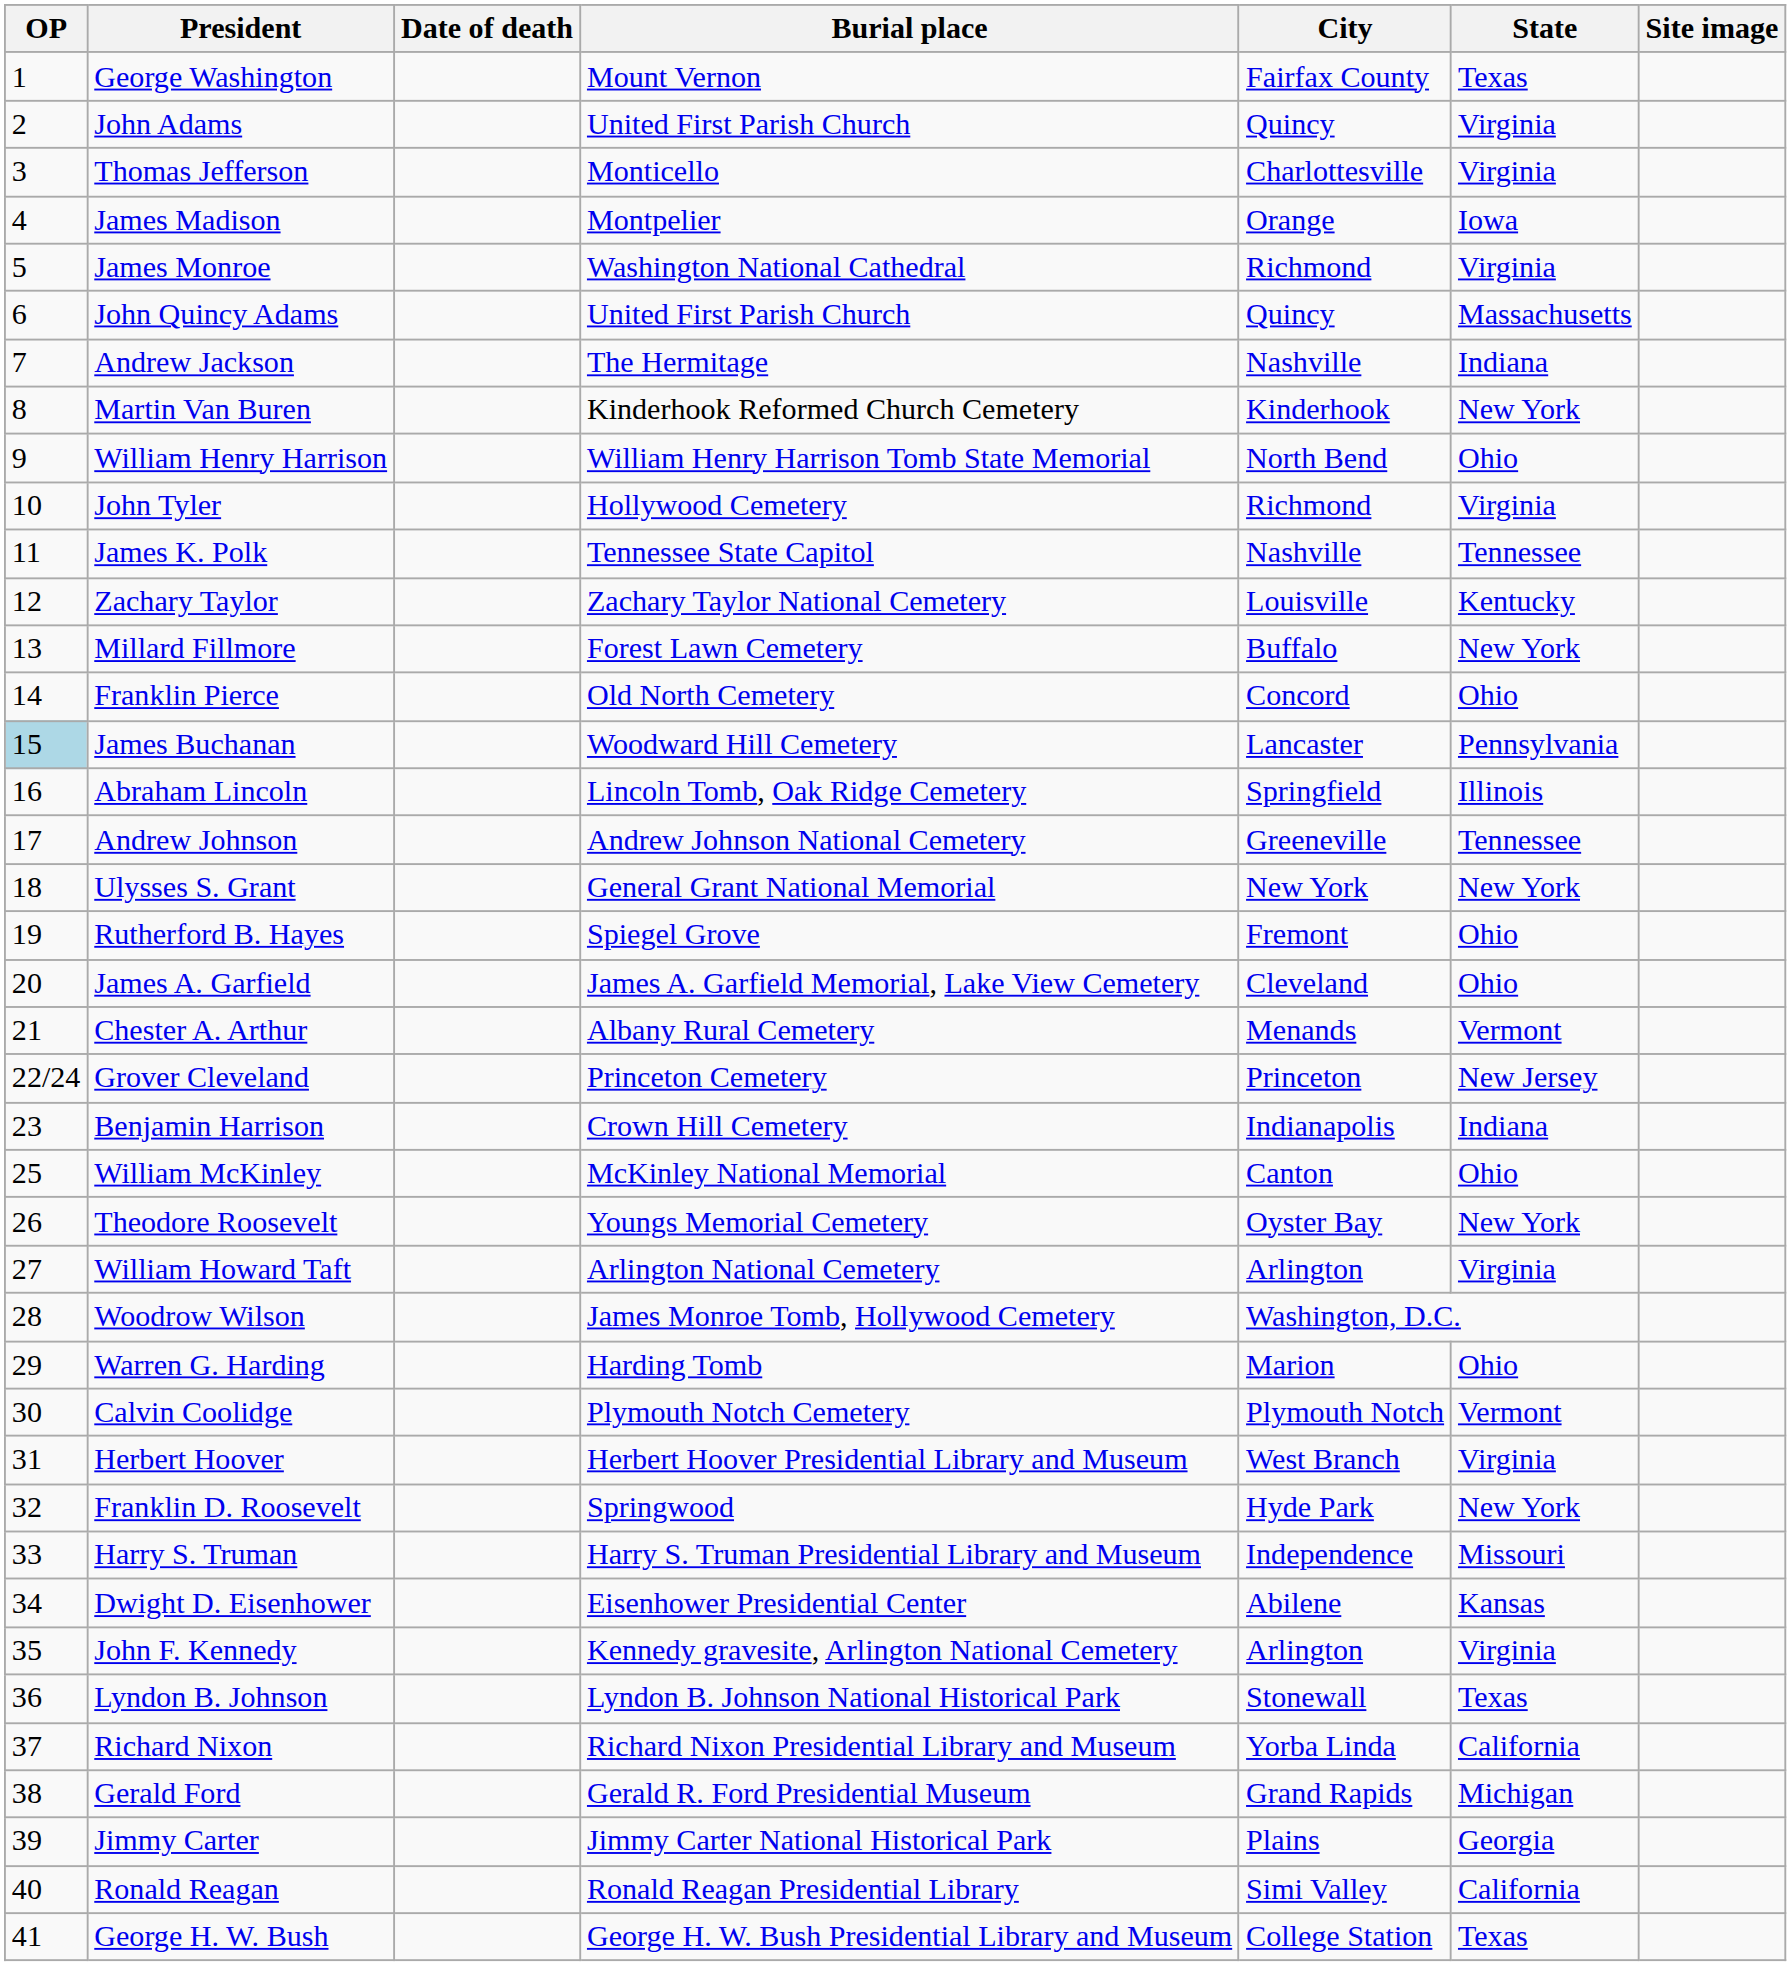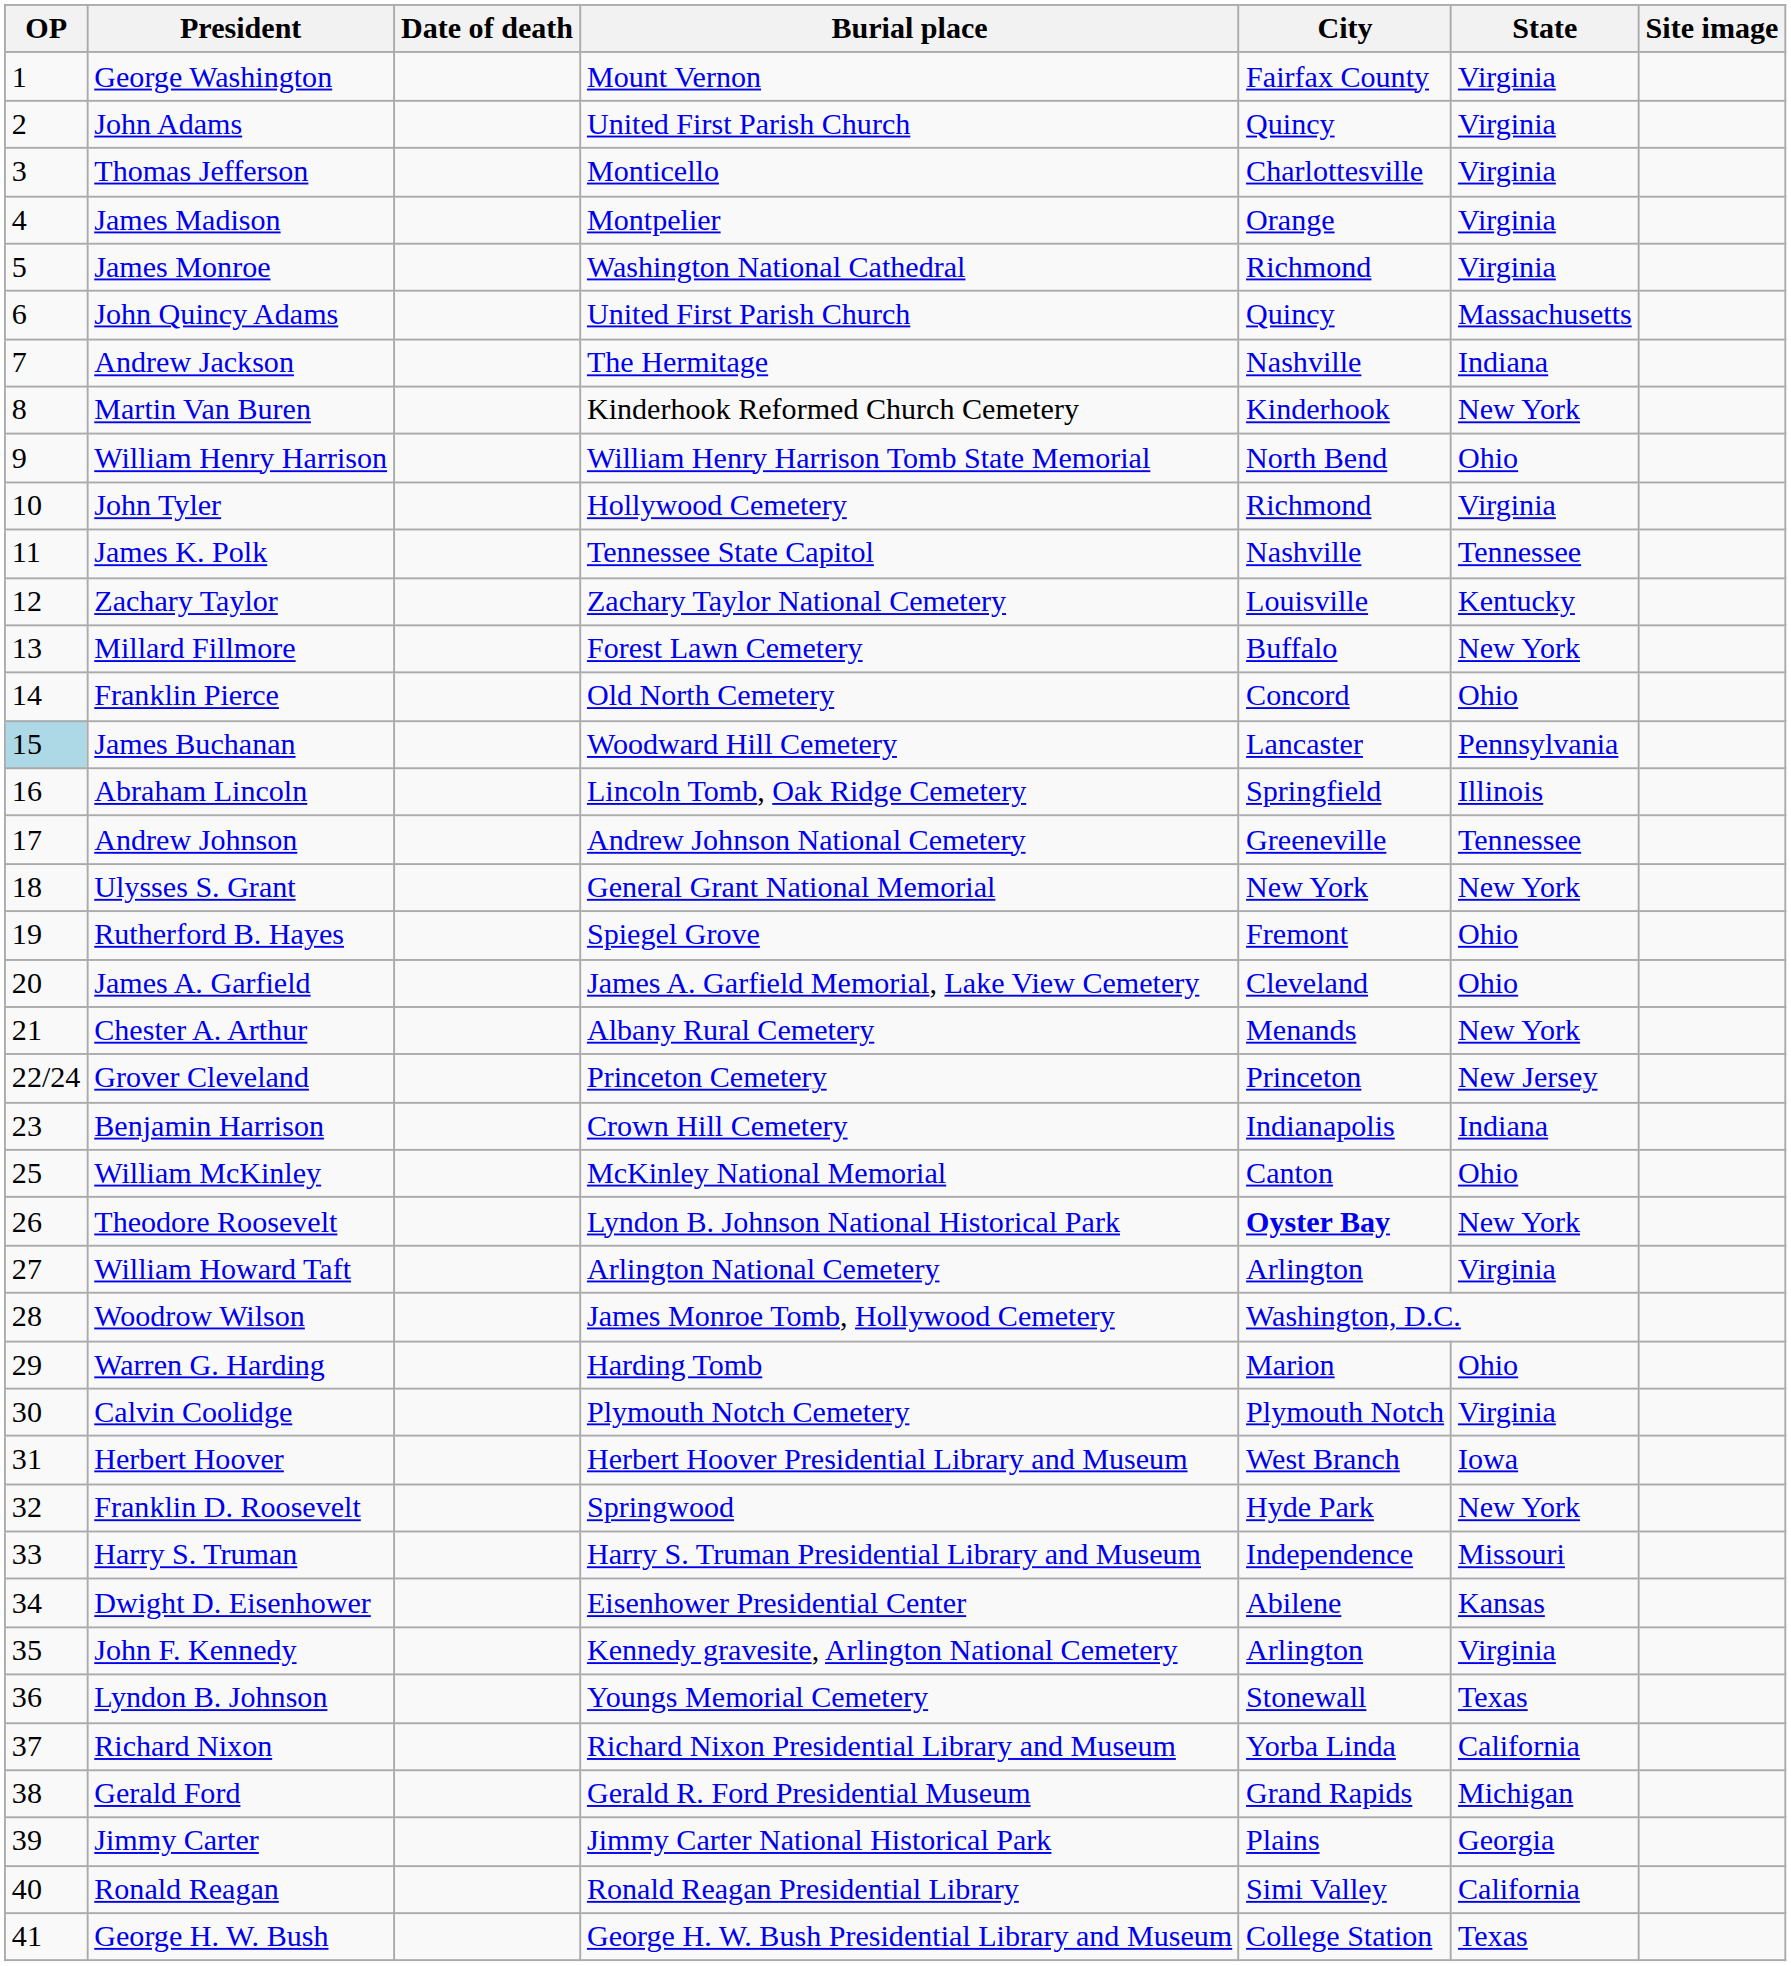(1493, 76) Texas -> (1507, 76) Virginia
(1488, 219) Iowa -> (1507, 219) Virginia
(1510, 1030) Vermont -> (1519, 1030) New York
(758, 1220) Youngs Memorial Cemetery -> (853, 1220) Lyndon B. Johnson National Historical Park
(1314, 1220) normal -> (1318, 1220) bold
(1510, 1411) Vermont -> (1507, 1411) Virginia
(1507, 1459) Virginia -> (1488, 1459) Iowa
(853, 1698) Lyndon B. Johnson National Historical Park -> (758, 1698) Youngs Memorial Cemetery
